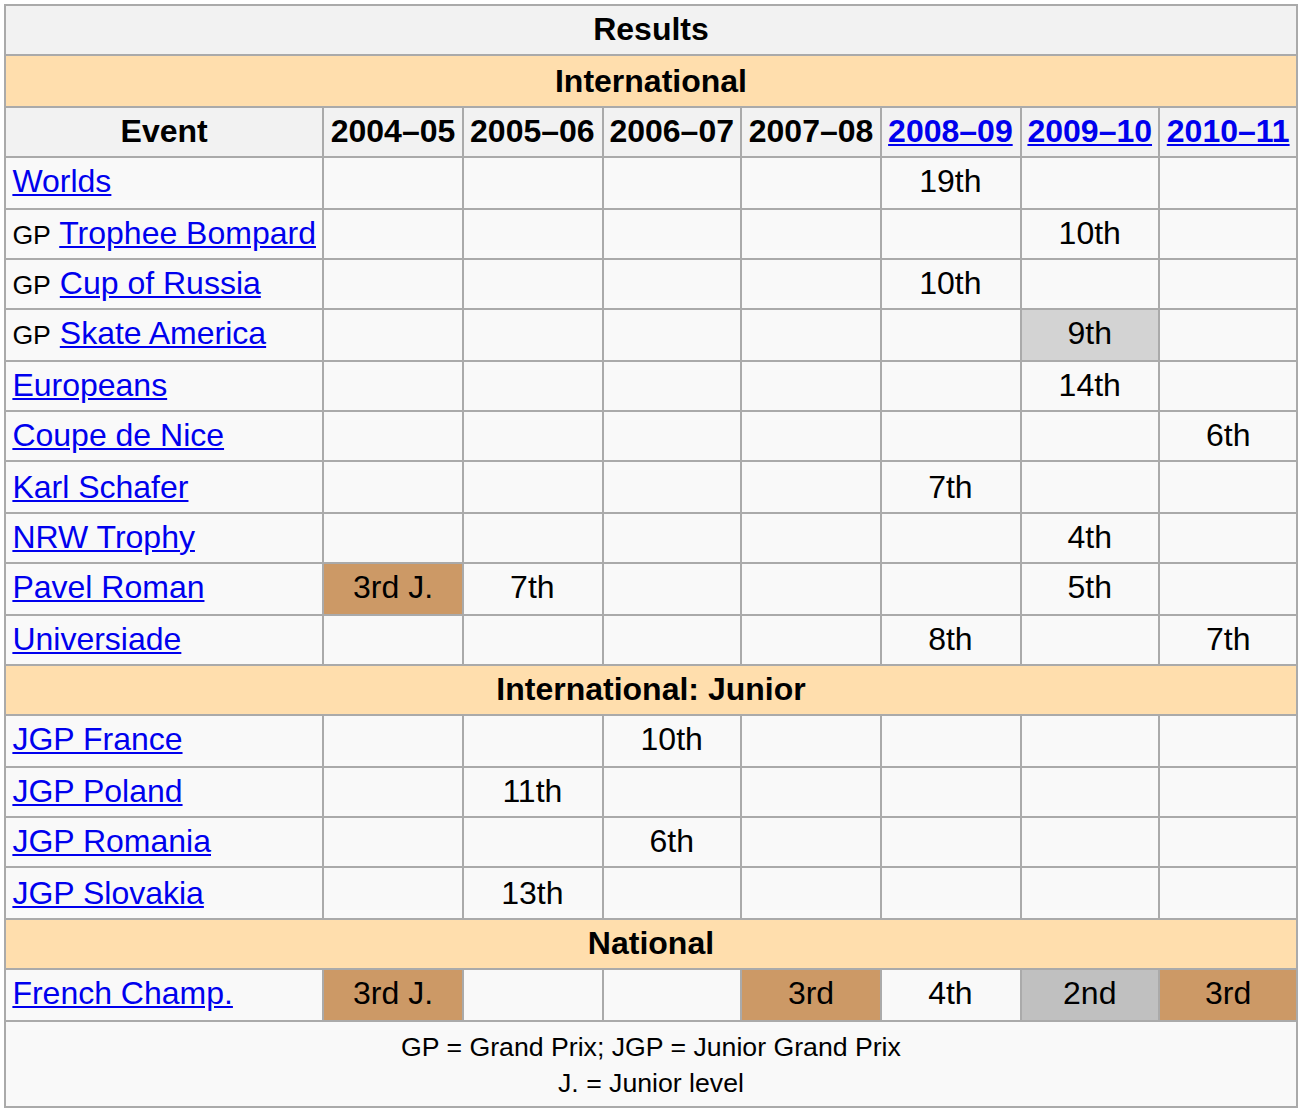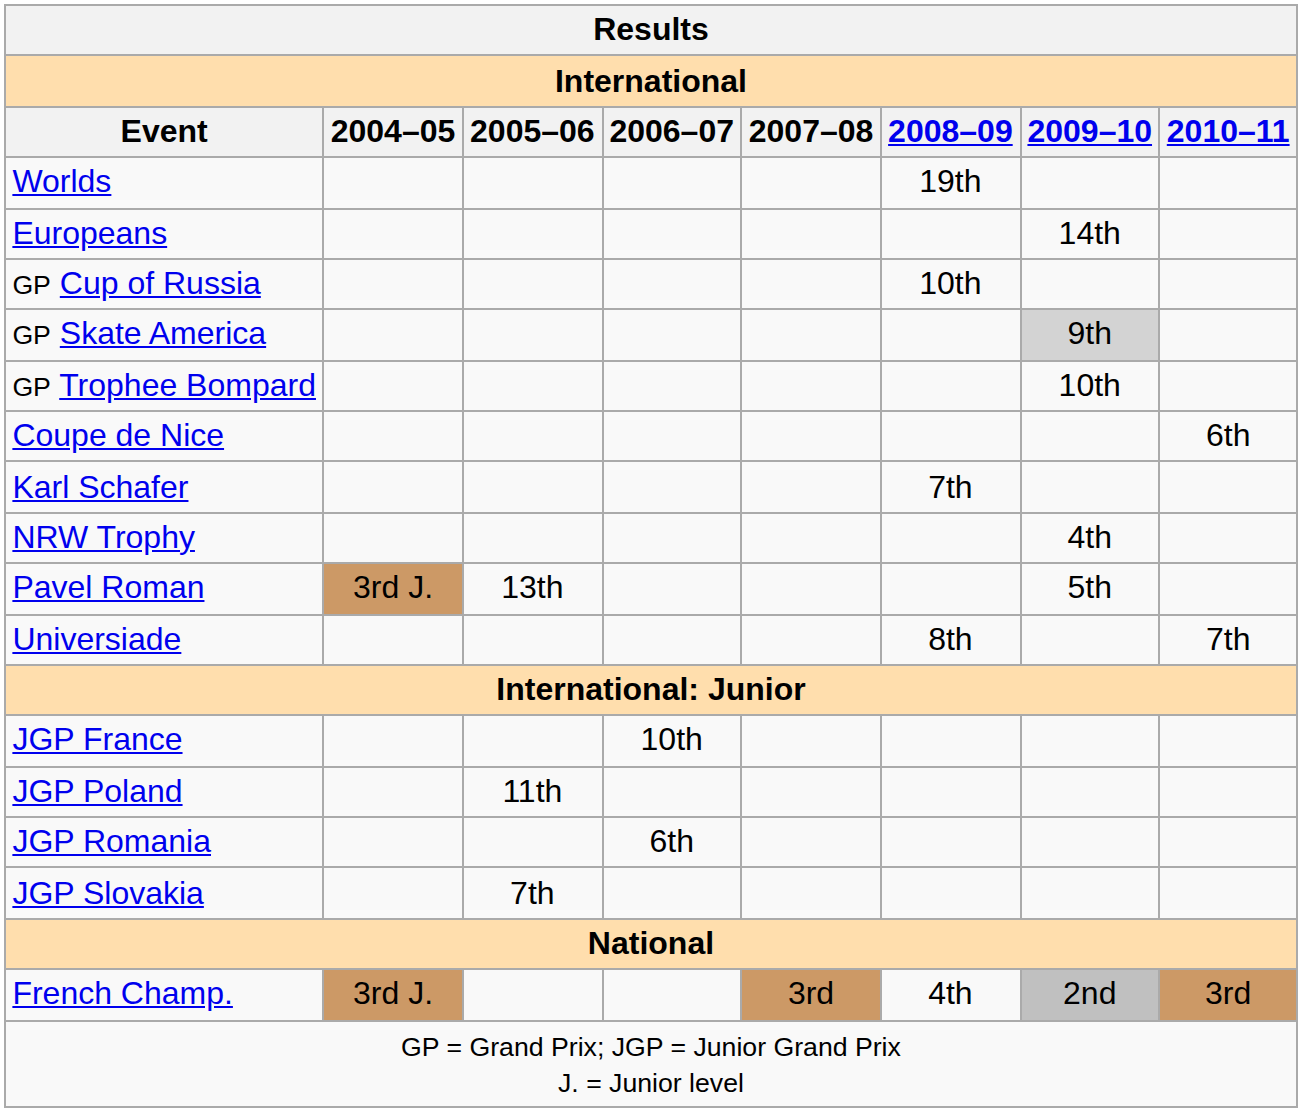rows swapped: (90, 385) <-> (164, 232)
(532, 588) 7th -> (532, 588) 13th
(532, 892) 13th -> (532, 892) 7th
